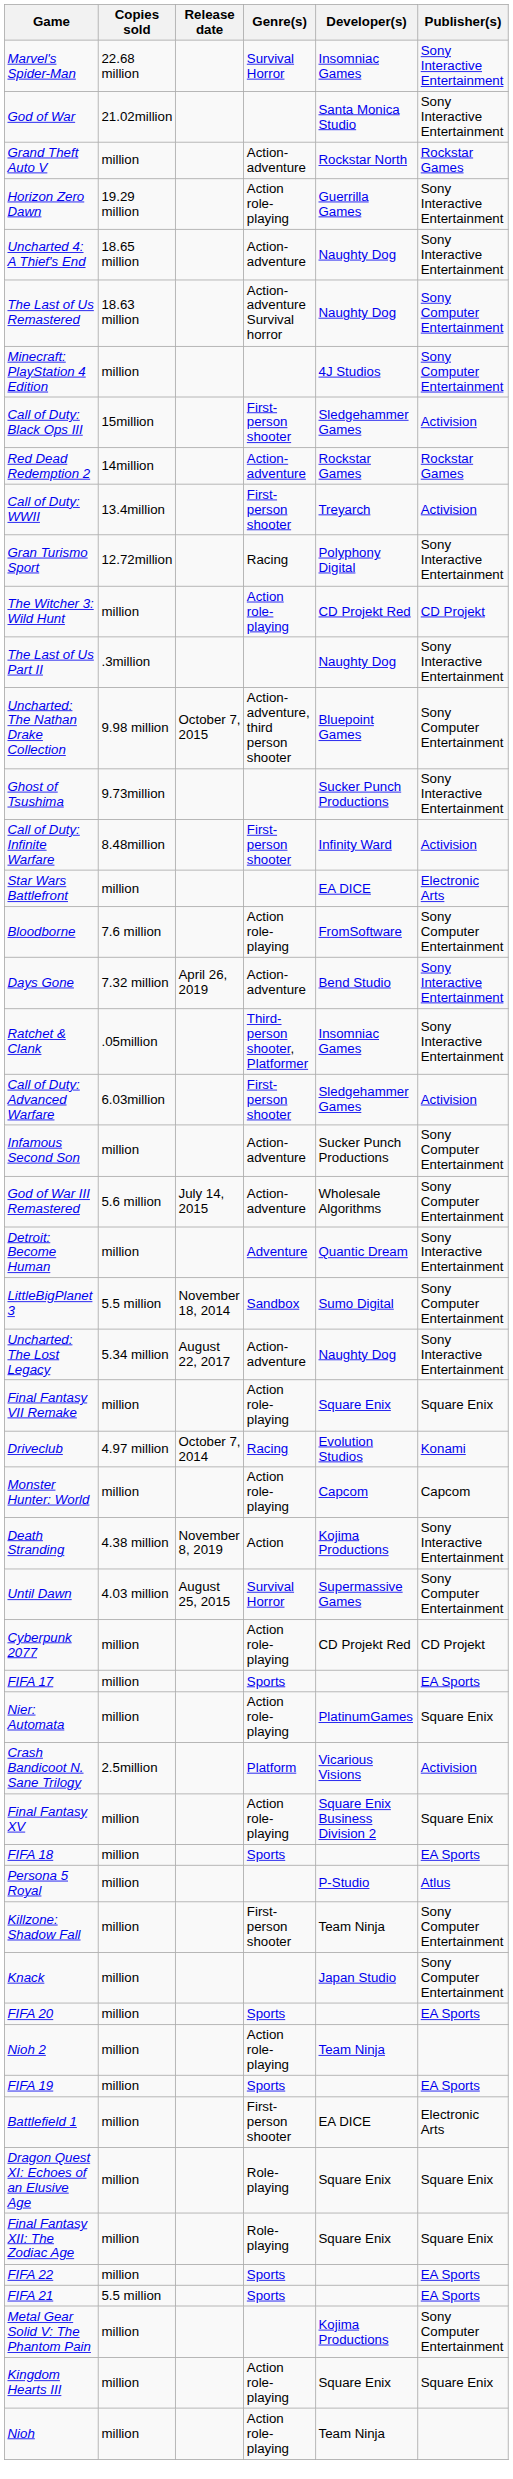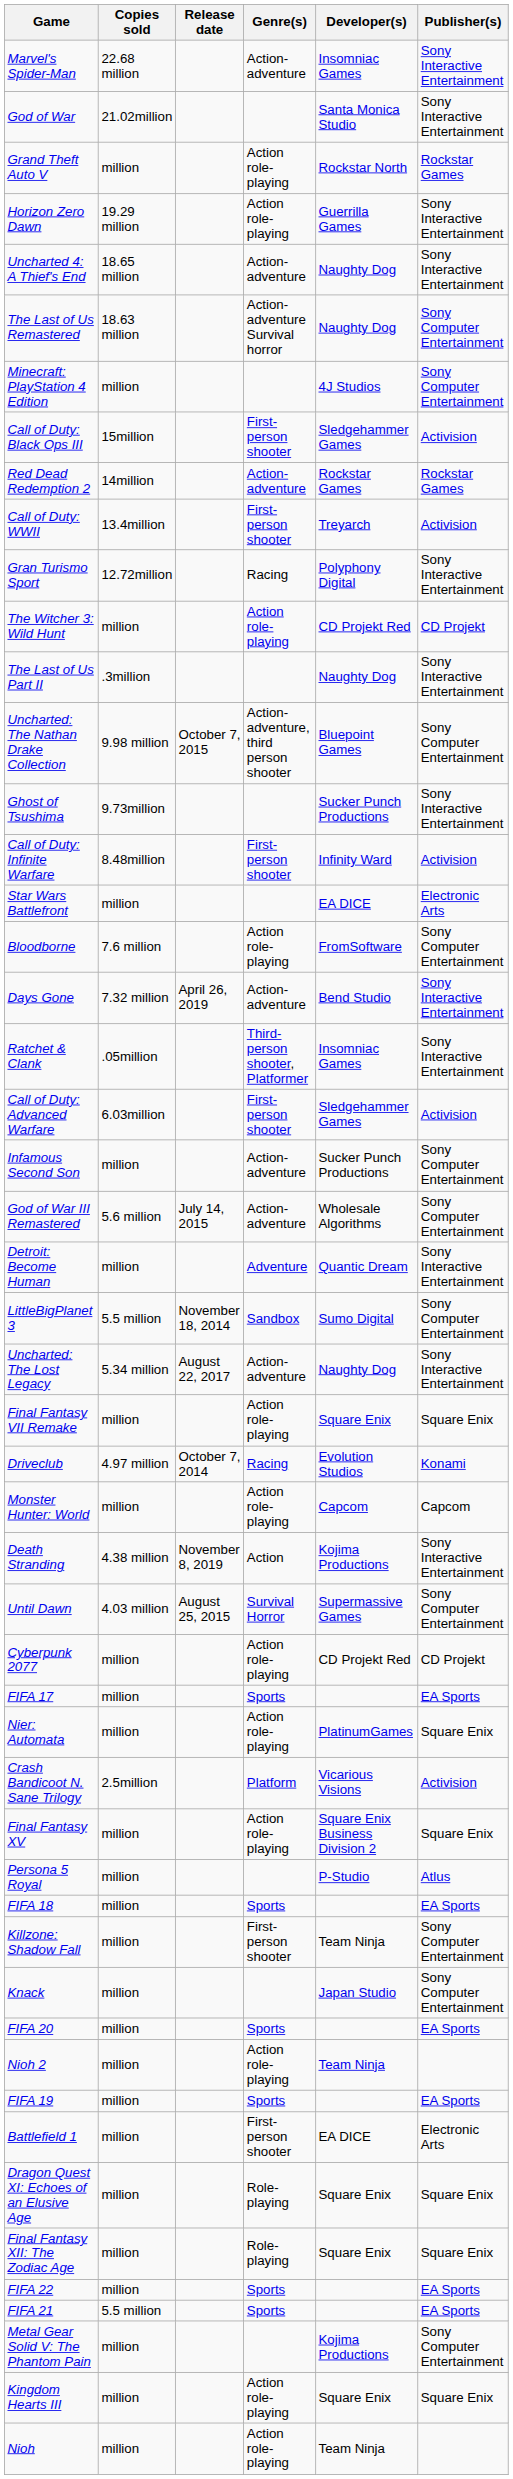(270, 65) Survival Horror -> (276, 65) Action-adventure
(276, 160) Action-adventure -> (268, 167) Action role-playing
rows swapped: (30, 1855) <-> (38, 1883)
